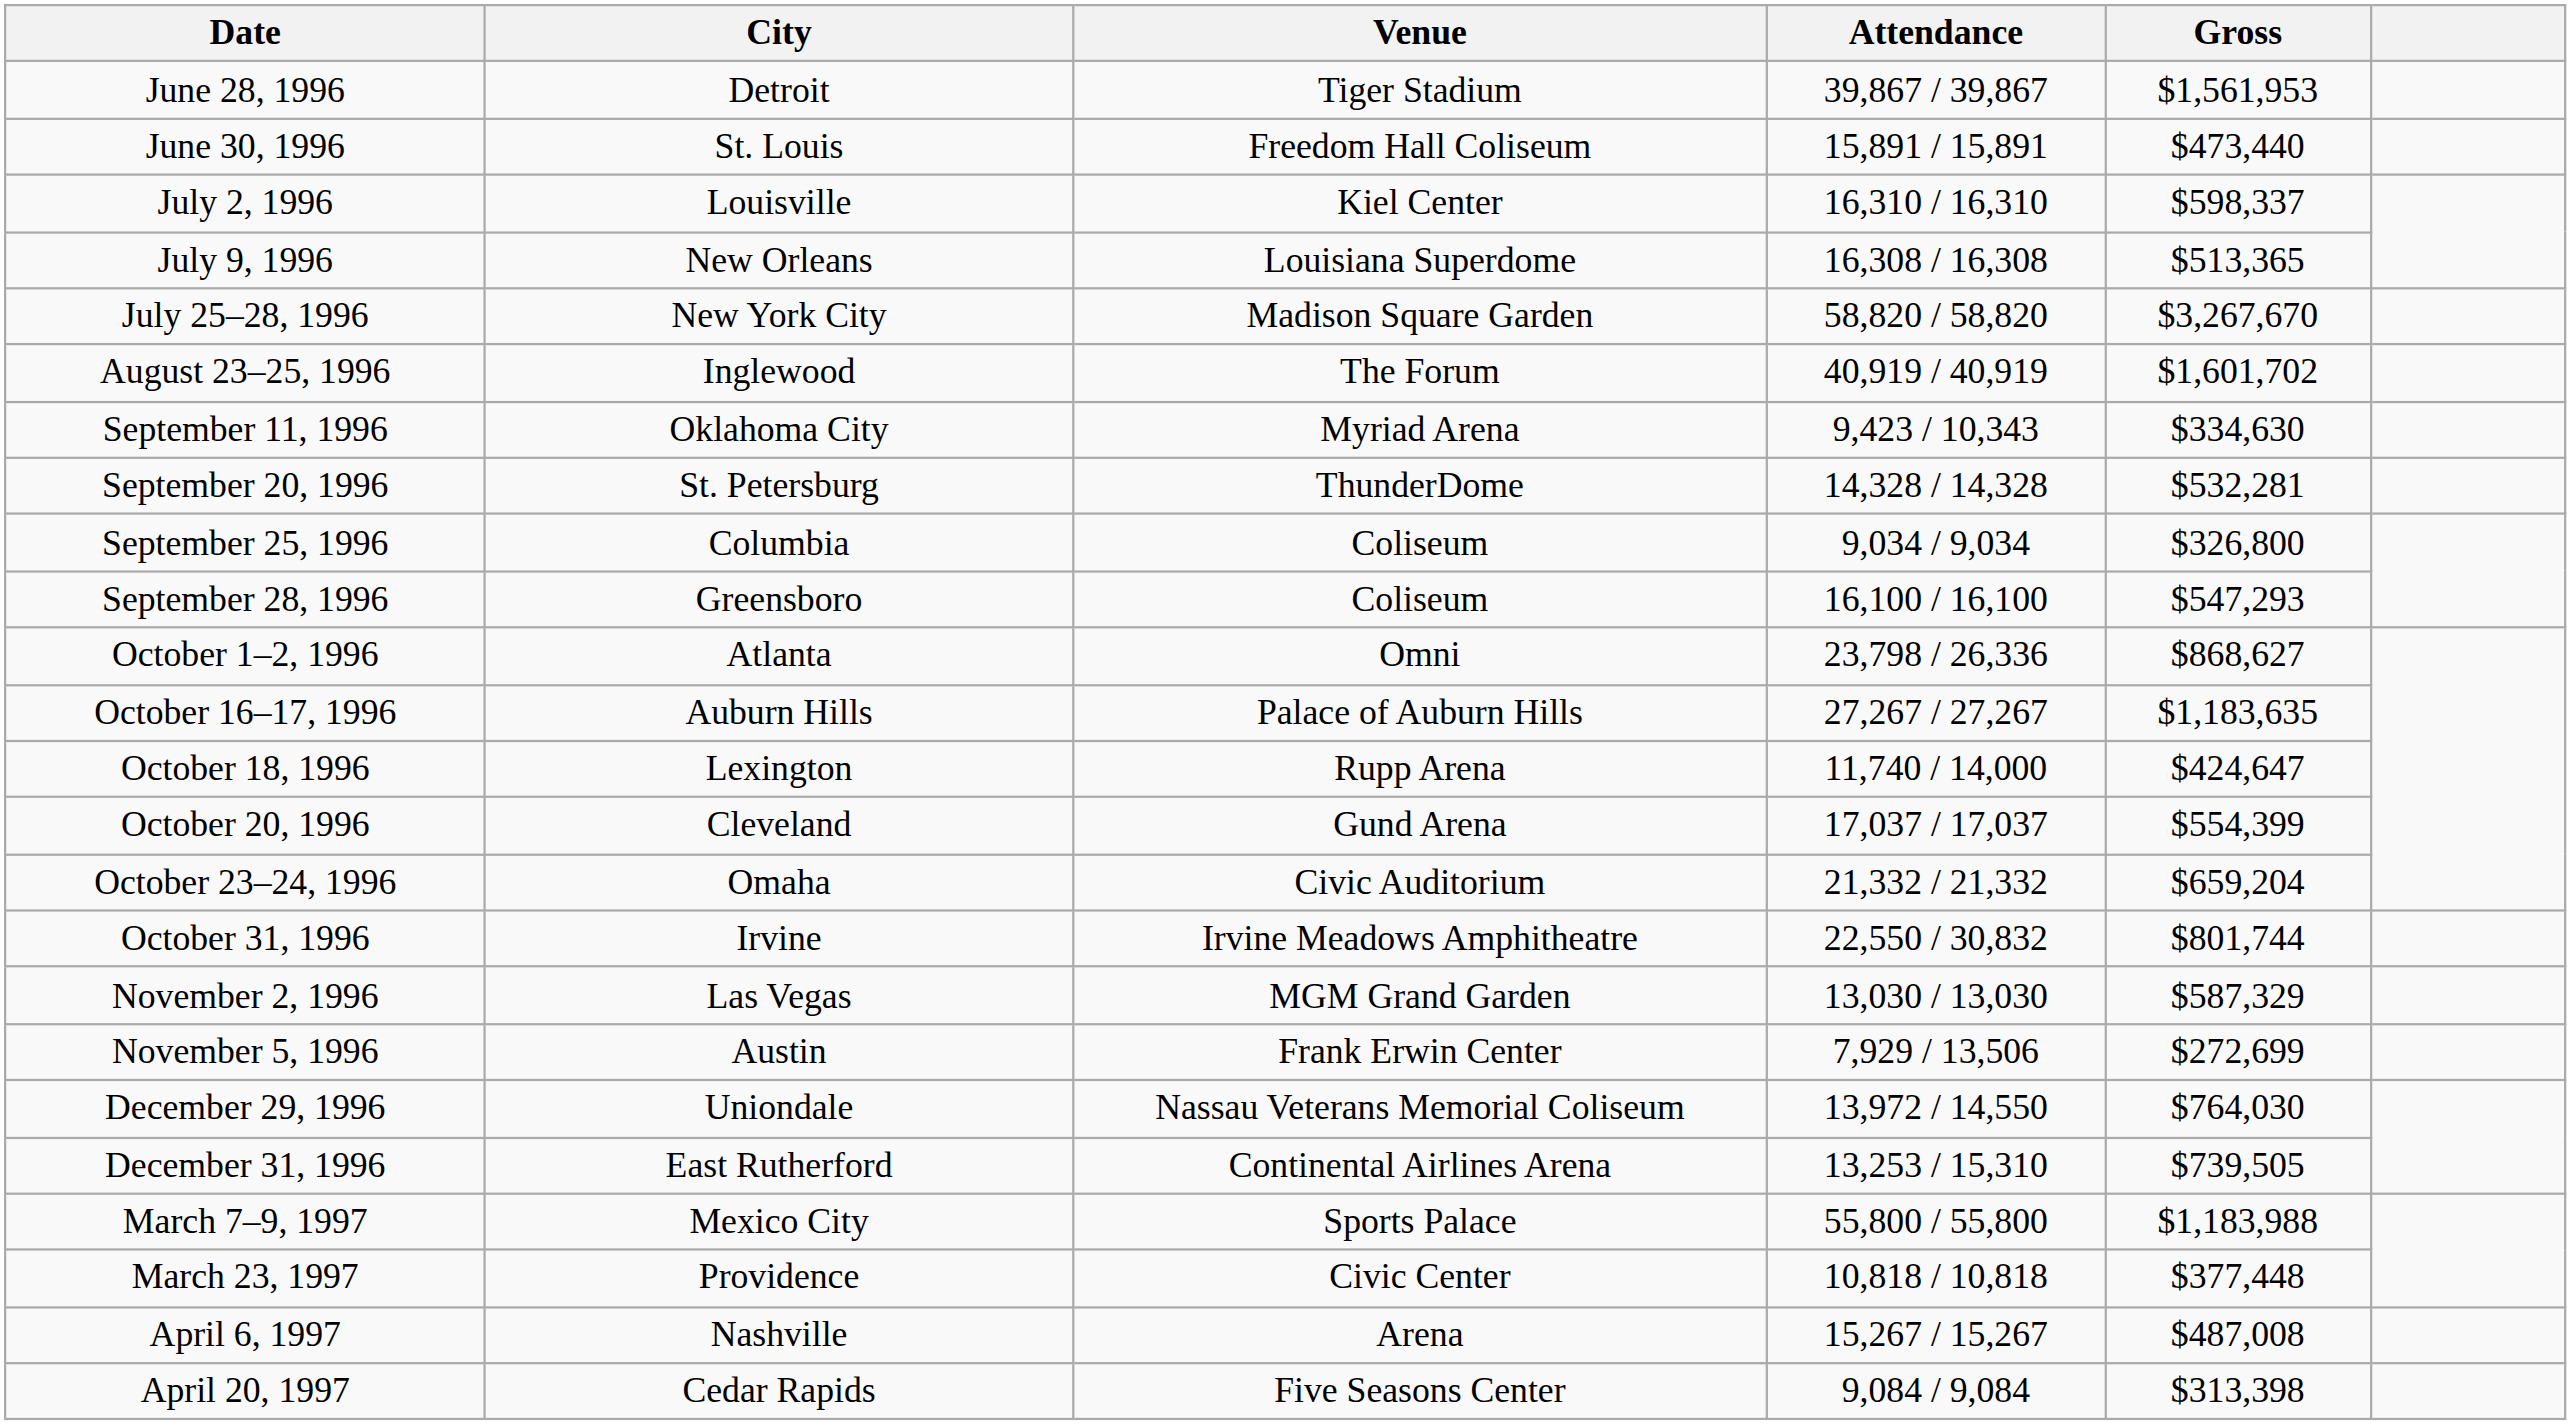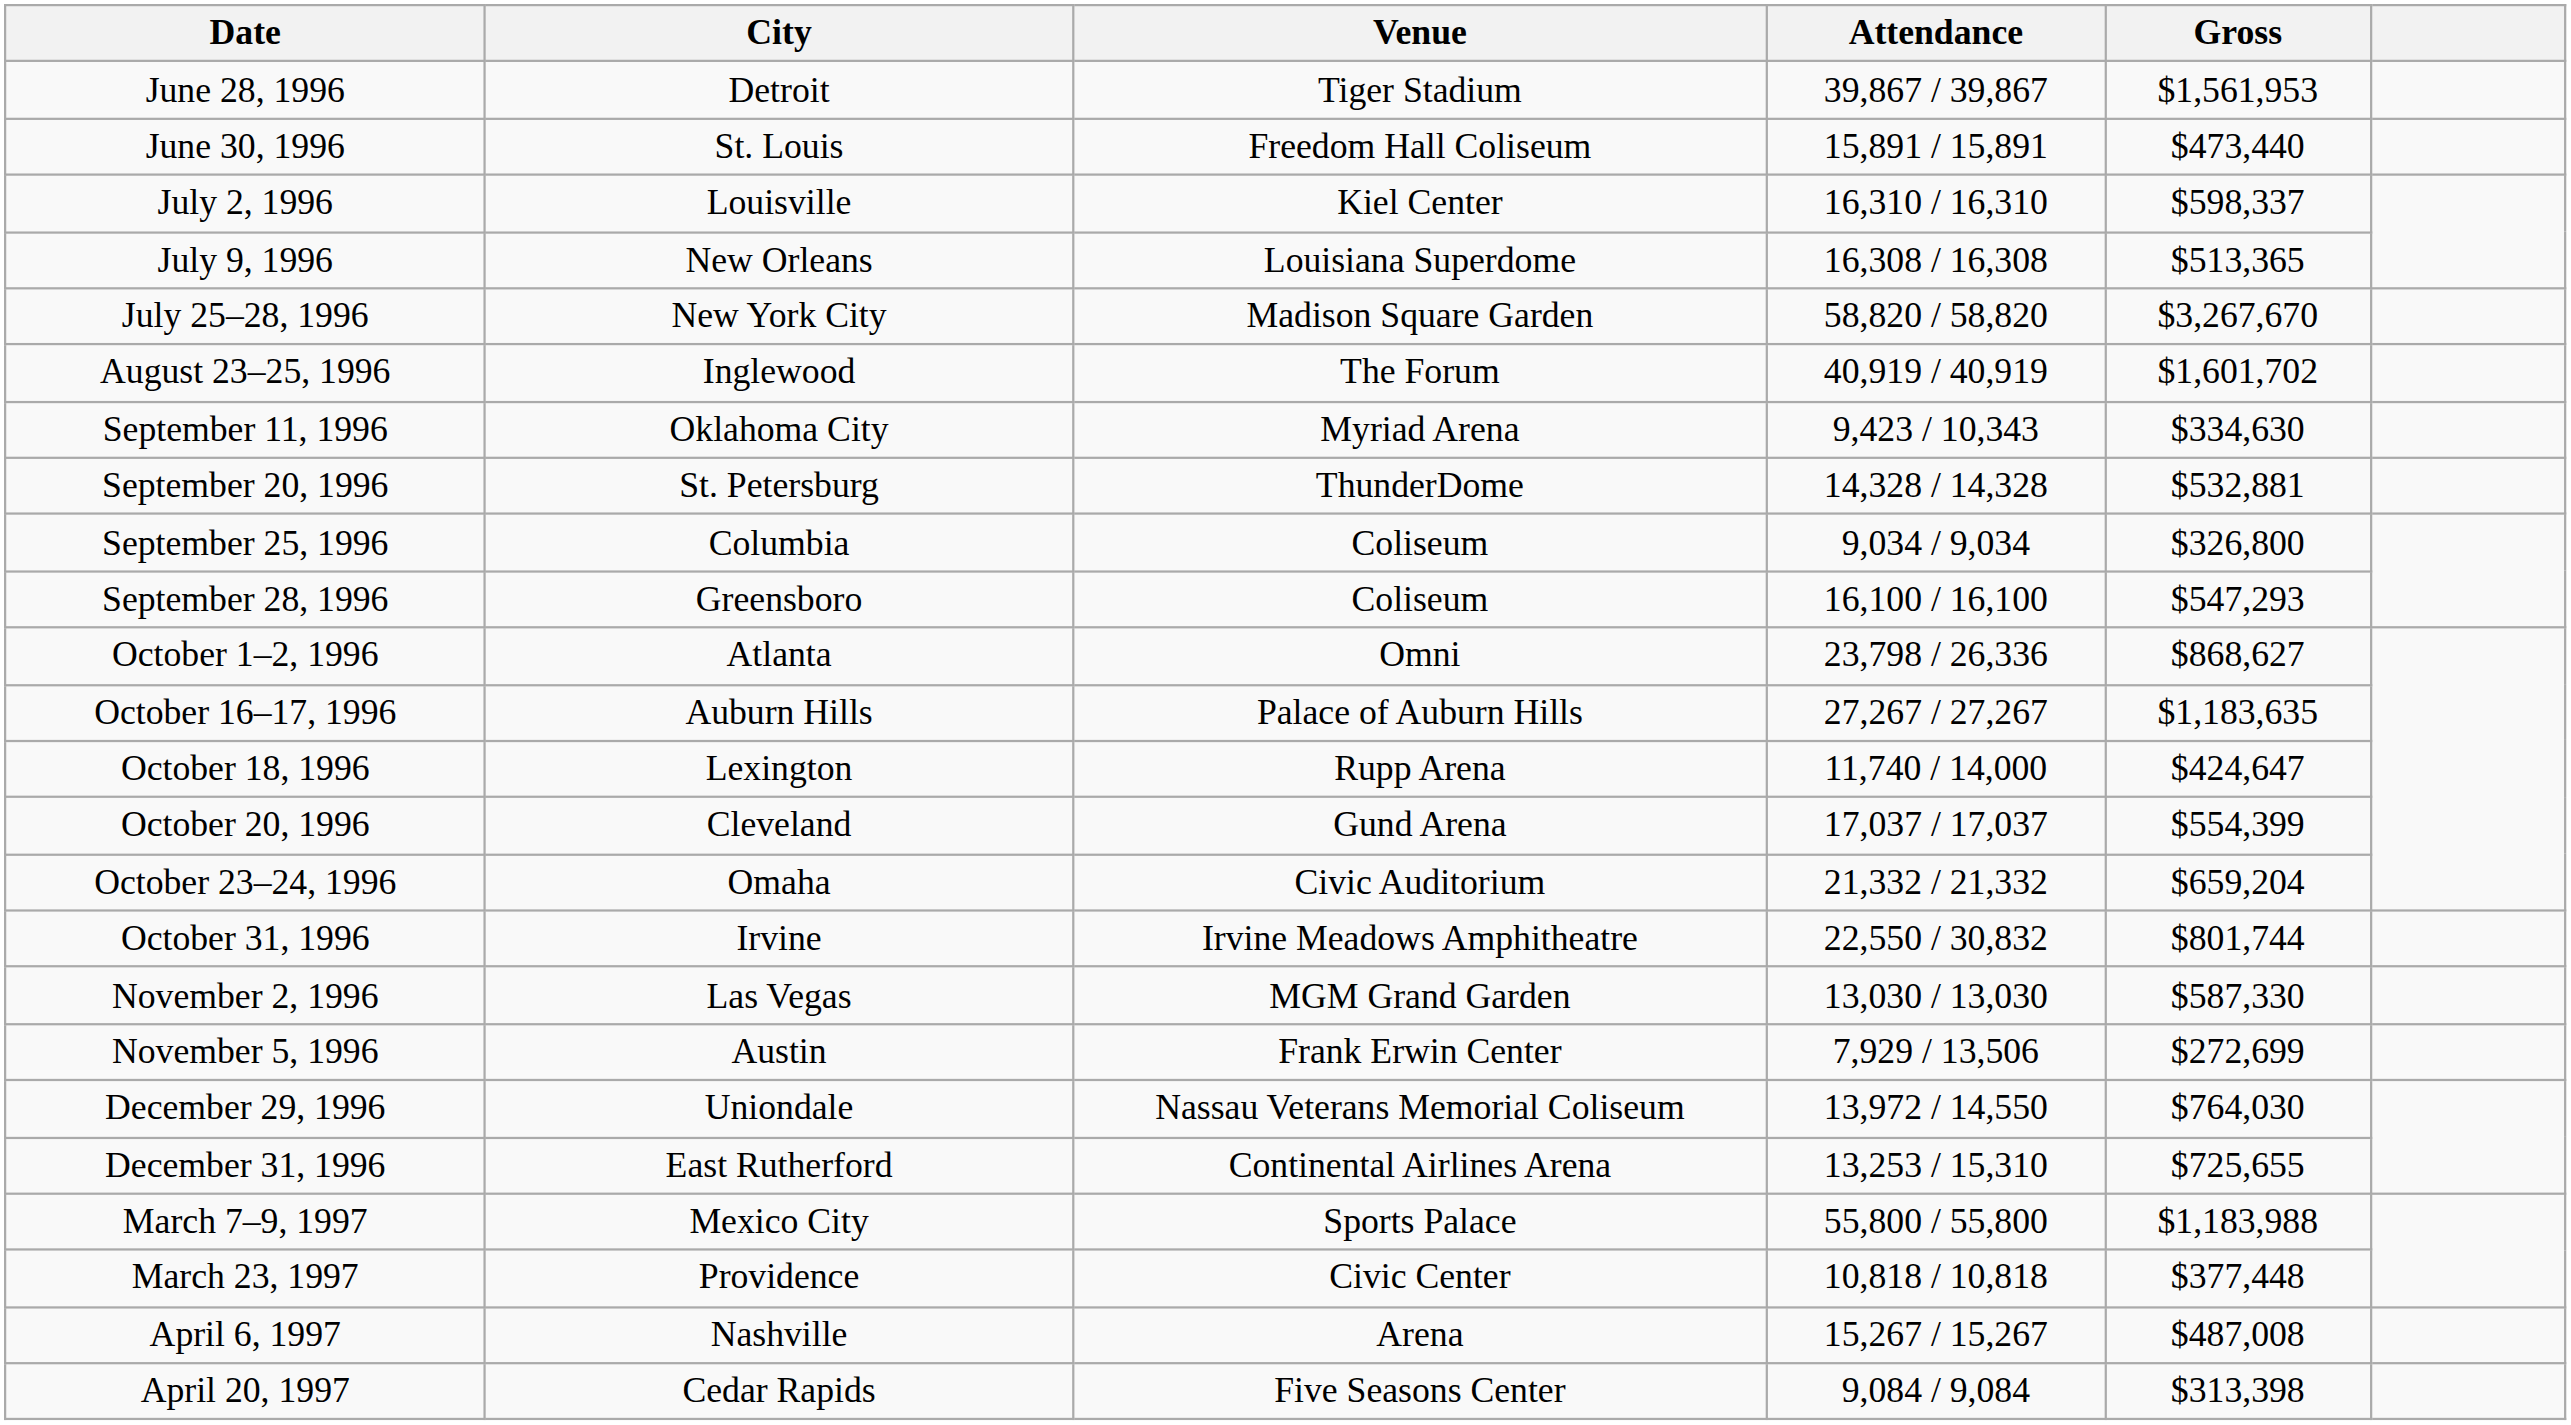(2238, 485) $532,281 -> (2238, 485) $532,881
(2238, 994) $587,329 -> (2238, 994) $587,330
(2238, 1164) $739,505 -> (2238, 1164) $725,655
